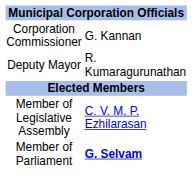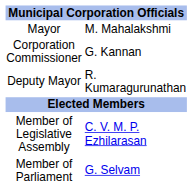+ row: (44, 29)
(113, 154) bold -> (112, 170) normal
